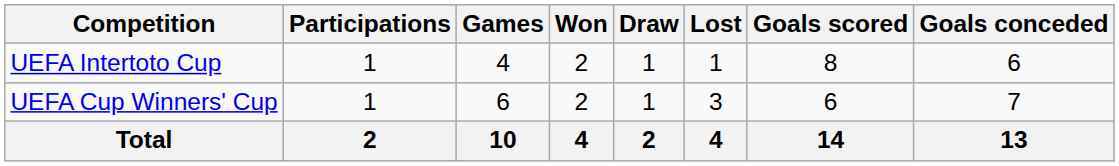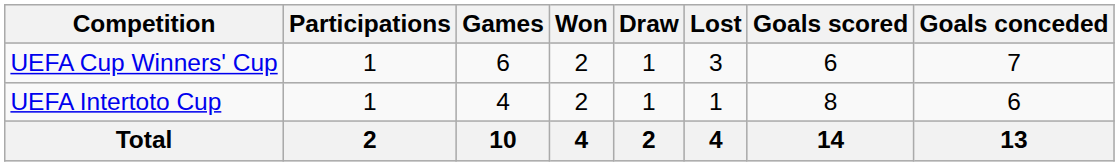rows swapped: (144, 101) <-> (116, 62)
